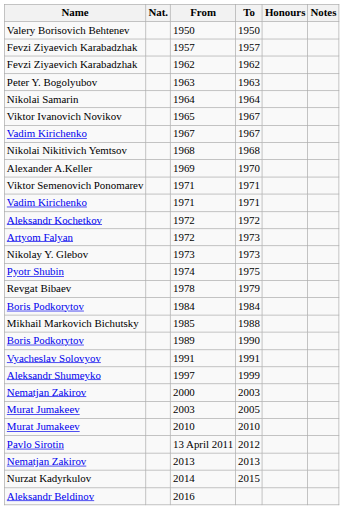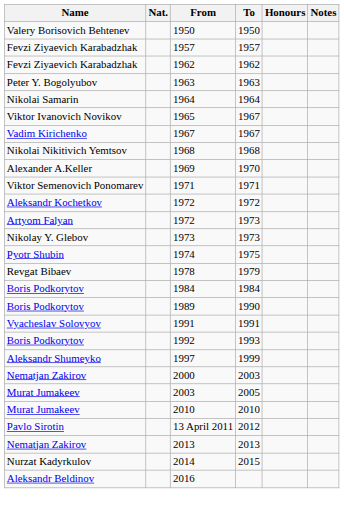- row: (47, 202)
- row: (73, 323)
+ row: (45, 340)
